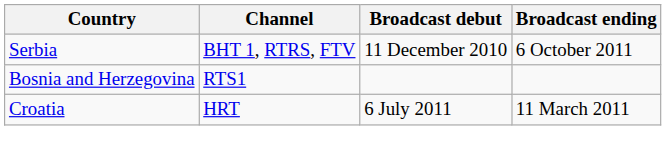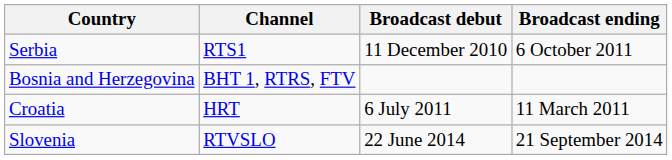(279, 49) BHT 1, RTRS, FTV -> (225, 49) RTS1
(225, 79) RTS1 -> (279, 79) BHT 1, RTRS, FTV
+ row: (42, 139)
